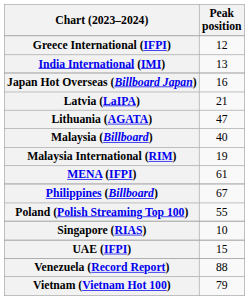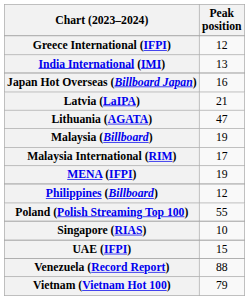(222, 138) 40 -> (222, 138) 19
(222, 156) 19 -> (222, 156) 17
(222, 175) 61 -> (222, 175) 19
(222, 193) 67 -> (222, 193) 12
